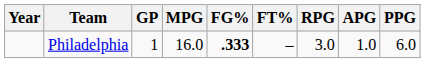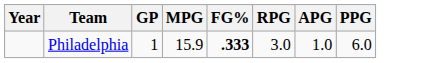- column: (275, 17)
(189, 44) 16.0 -> (189, 44) 15.9
